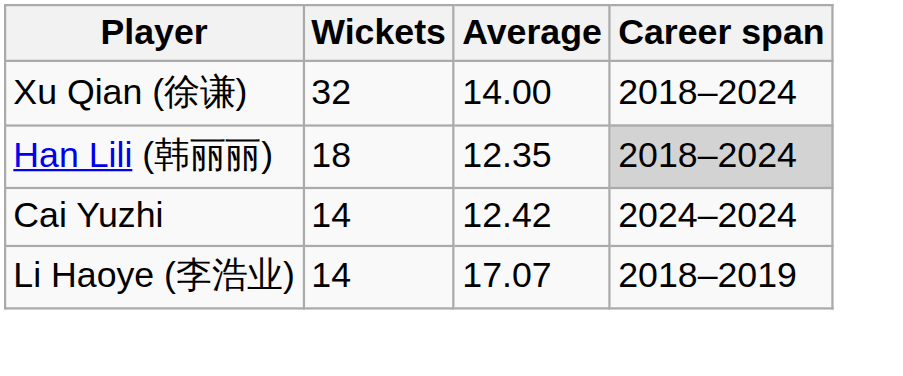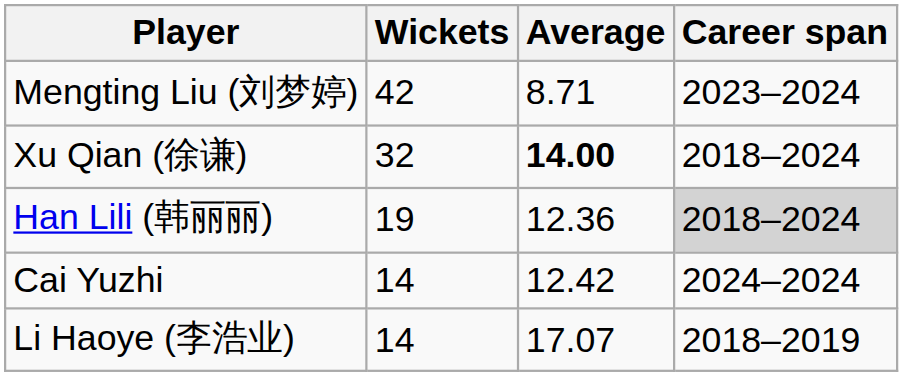+ row: (186, 91)
(507, 92) normal -> (570, 156) bold
(331, 156) 18 -> (395, 219) 19
(507, 156) 12.35 -> (570, 219) 12.36
